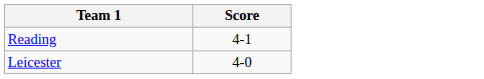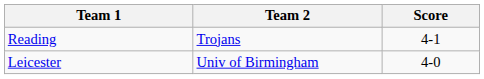+ column: (288, 16)
